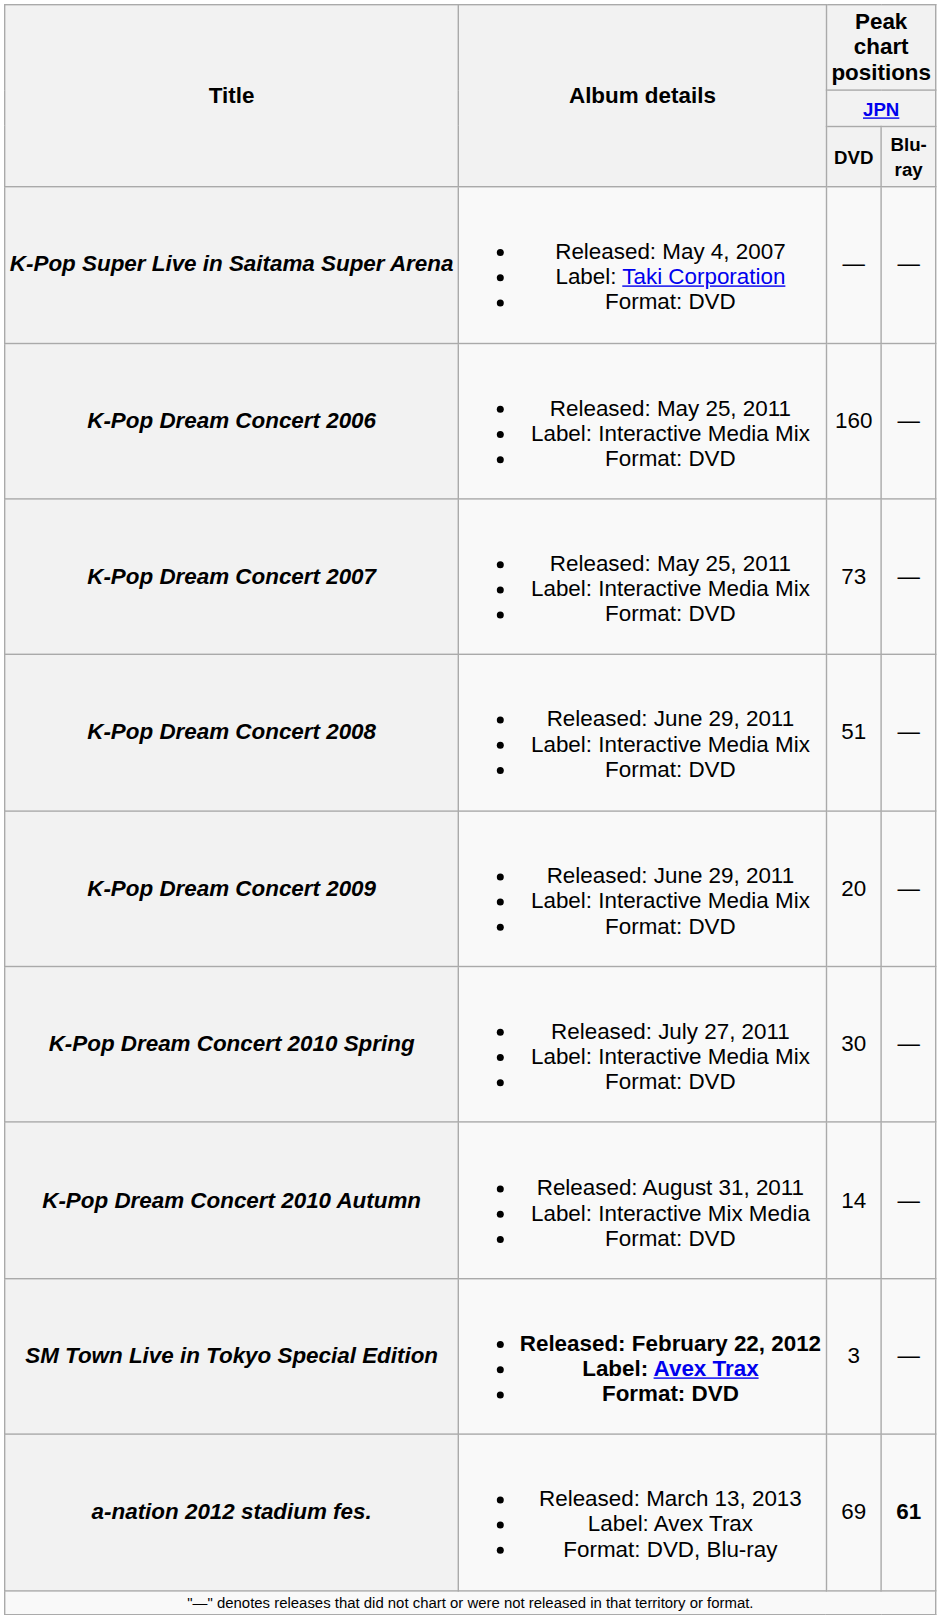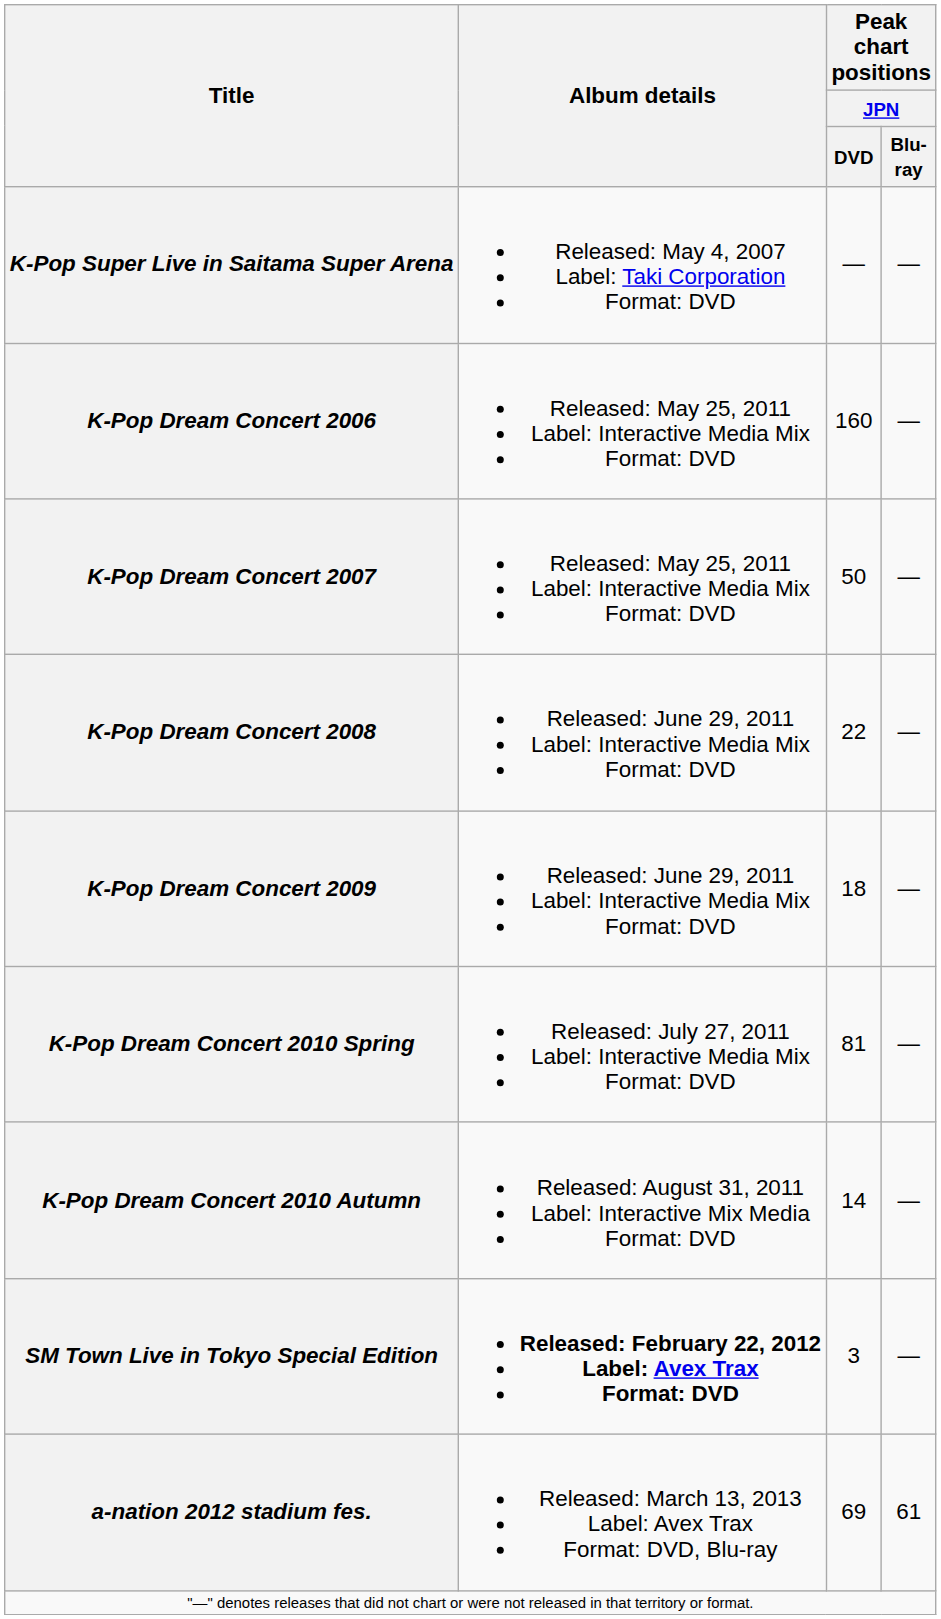(854, 576) 73 -> (854, 576) 50
(854, 732) 51 -> (854, 732) 22
(854, 888) 20 -> (854, 888) 18
(854, 1044) 30 -> (854, 1044) 81
(909, 1512) bold -> (909, 1512) normal
